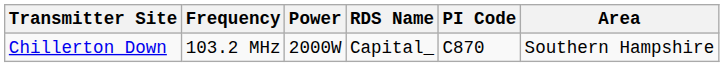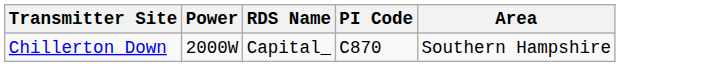- column: (233, 19)
